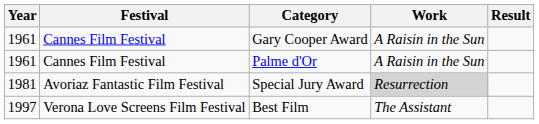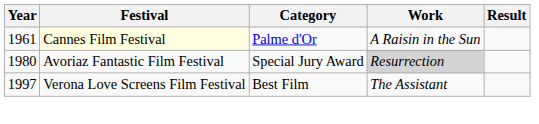- row: (310, 38)
(104, 61) no background -> (104, 38) lightyellow background
(22, 84) 1981 -> (22, 61) 1980
